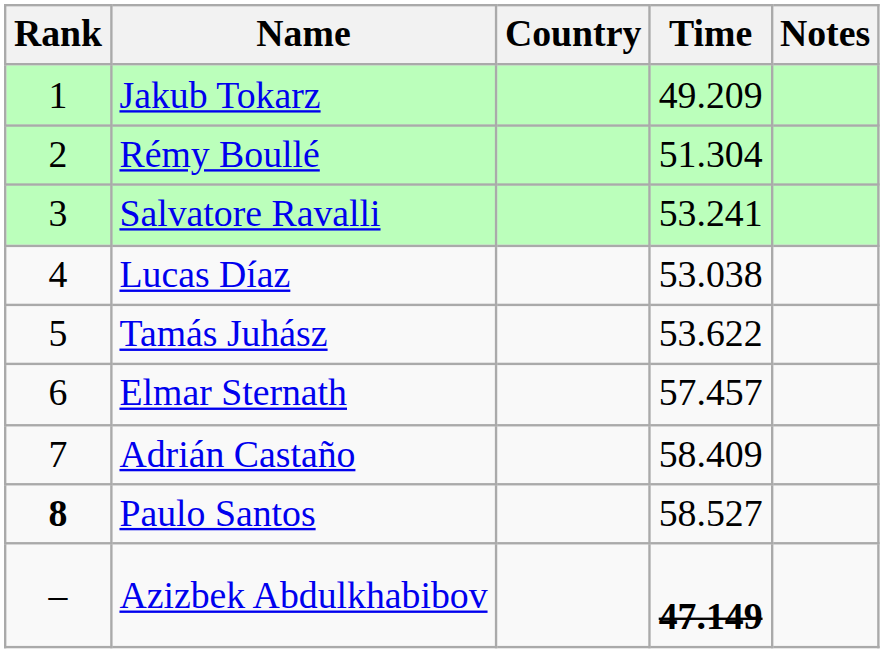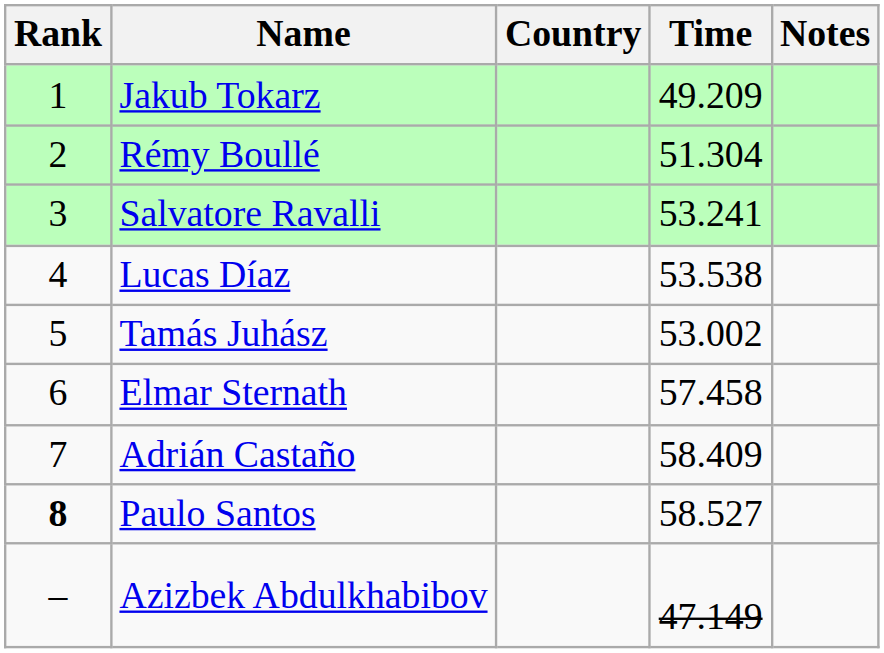(711, 273) 53.038 -> (711, 273) 53.538
(711, 333) 53.622 -> (711, 333) 53.002
(711, 393) 57.457 -> (711, 393) 57.458
(711, 615) bold -> (711, 615) normal
